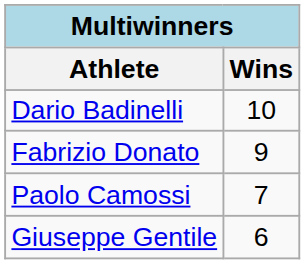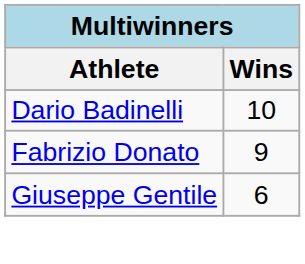- row: (101, 195)
